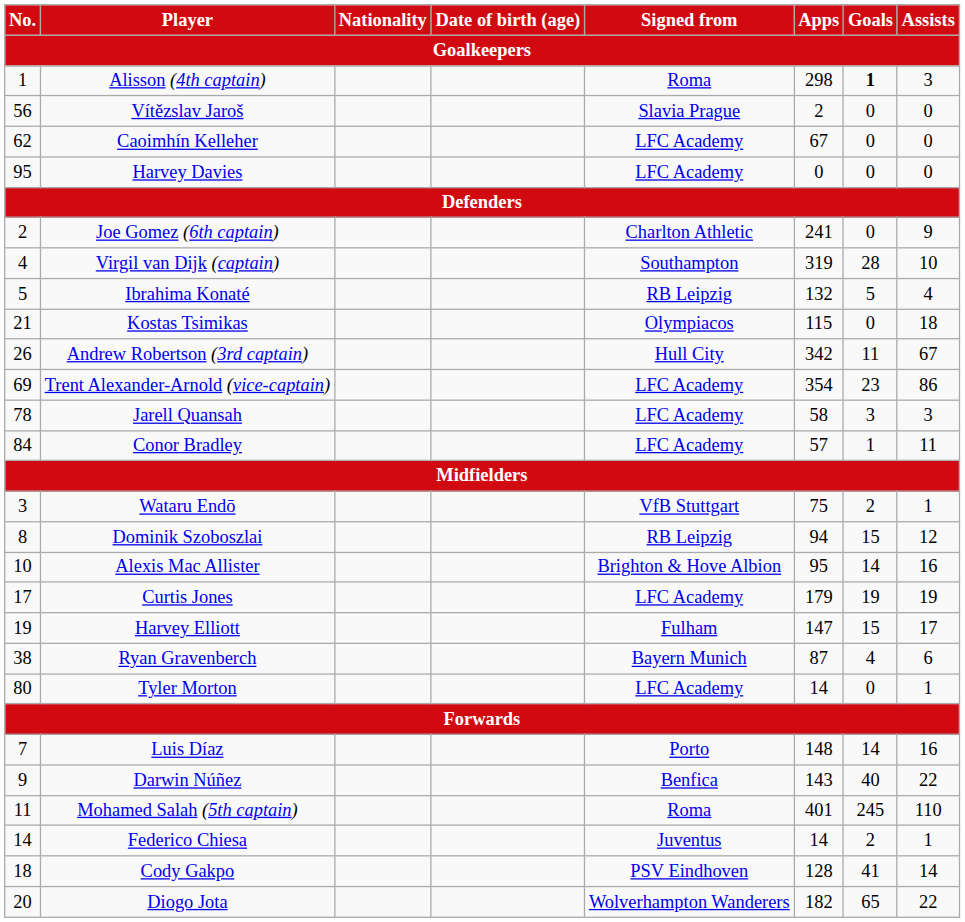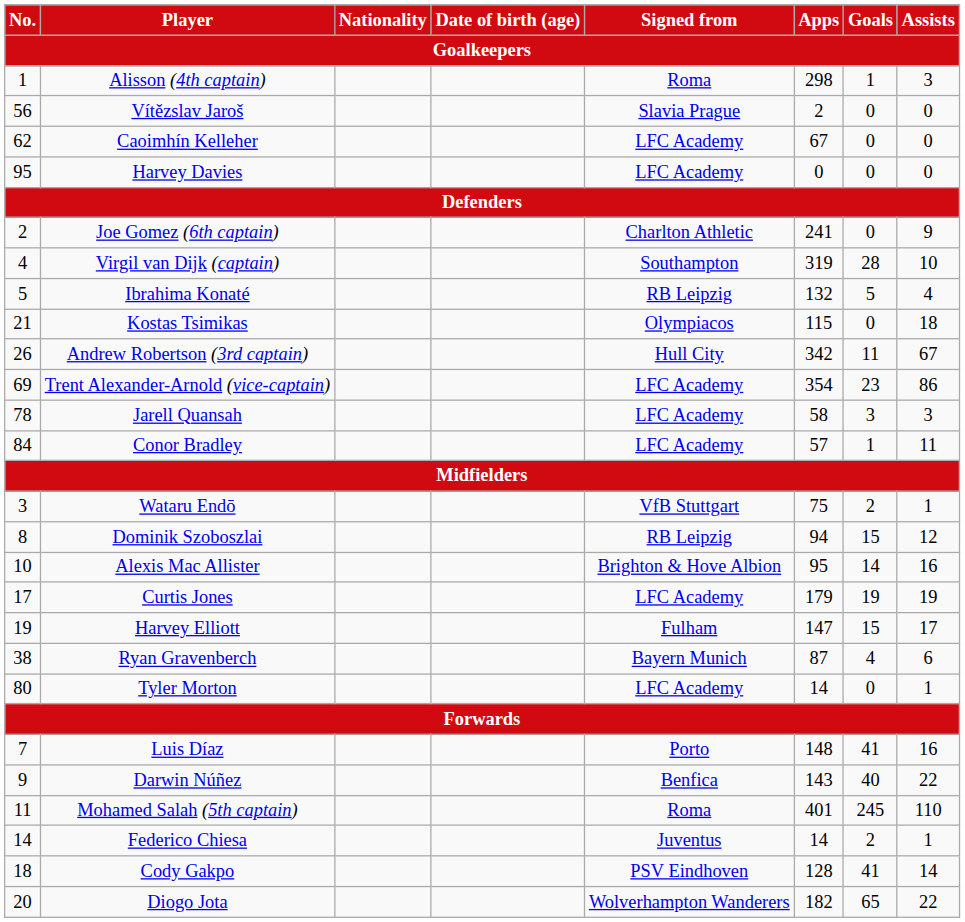(870, 80) bold -> (870, 80) normal
(870, 749) 14 -> (870, 749) 41
